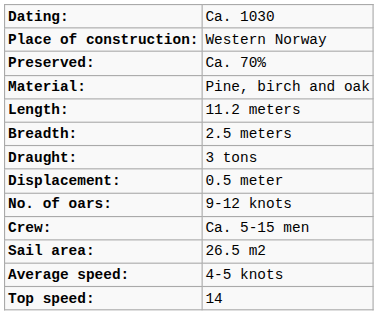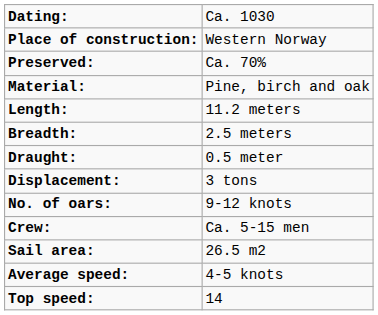(231, 157) 3 tons -> (244, 157) 0.5 meter
(244, 181) 0.5 meter -> (231, 181) 3 tons
